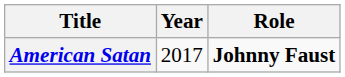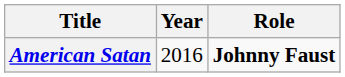(182, 54) 2017 -> (182, 54) 2016
